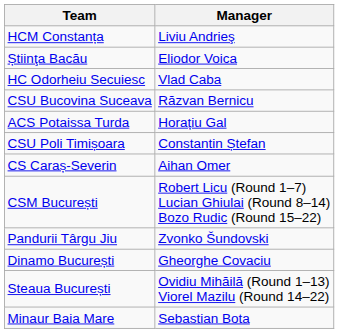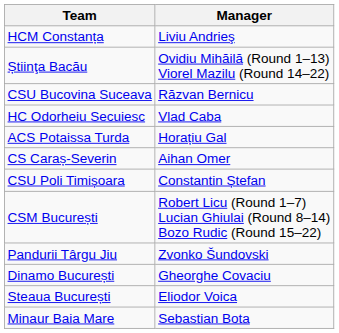(198, 58) Eliodor Voica -> (244, 66) Ovidiu Mihăilă (Round 1–13) Viorel Mazilu (Round 14–22)
rows swapped: (76, 80) <-> (80, 101)
rows swapped: (62, 165) <-> (66, 144)
(244, 289) Ovidiu Mihăilă (Round 1–13) Viorel Mazilu (Round 14–22) -> (198, 296) Eliodor Voica
